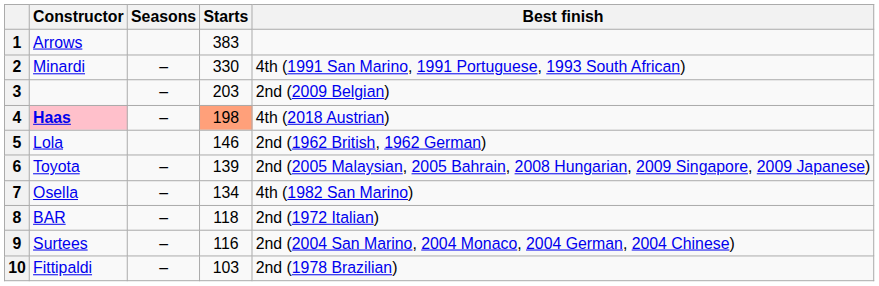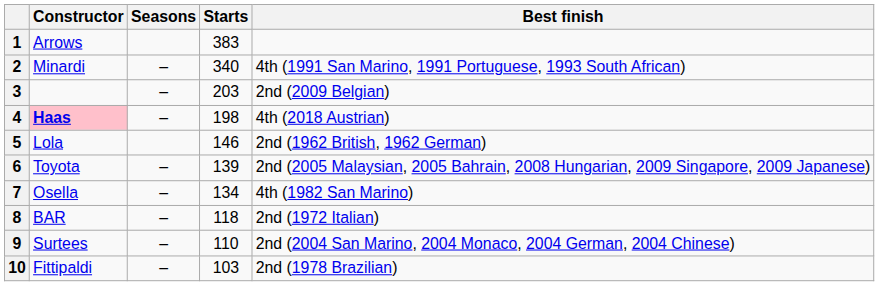(226, 67) 330 -> (226, 67) 340
(226, 117) lightsalmon background -> (226, 117) no background
(226, 243) 116 -> (226, 243) 110
